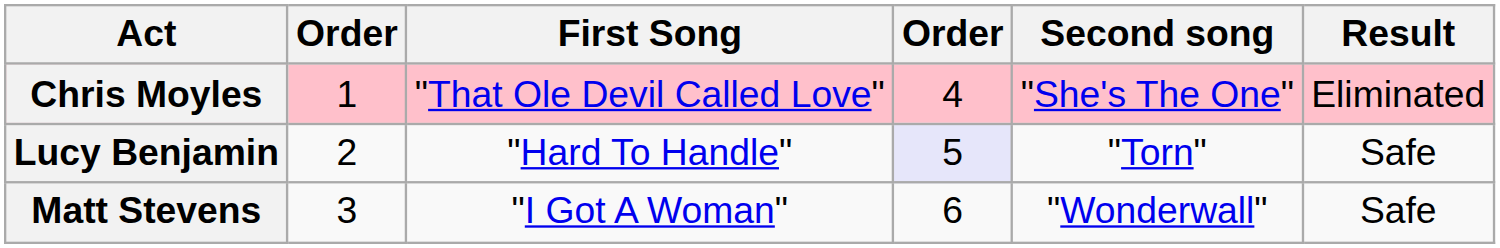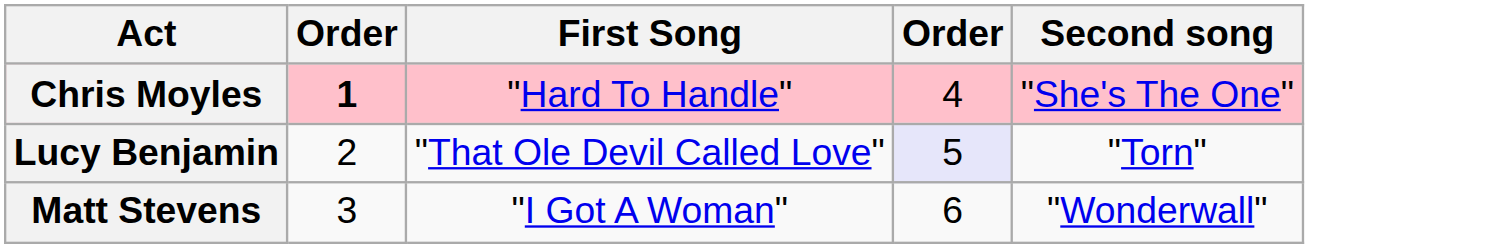- column: (1398, 34)
(347, 93) normal -> (347, 93) bold
(650, 93) "That Ole Devil Called Love" -> (650, 93) "Hard To Handle"
(650, 152) "Hard To Handle" -> (650, 152) "That Ole Devil Called Love"
